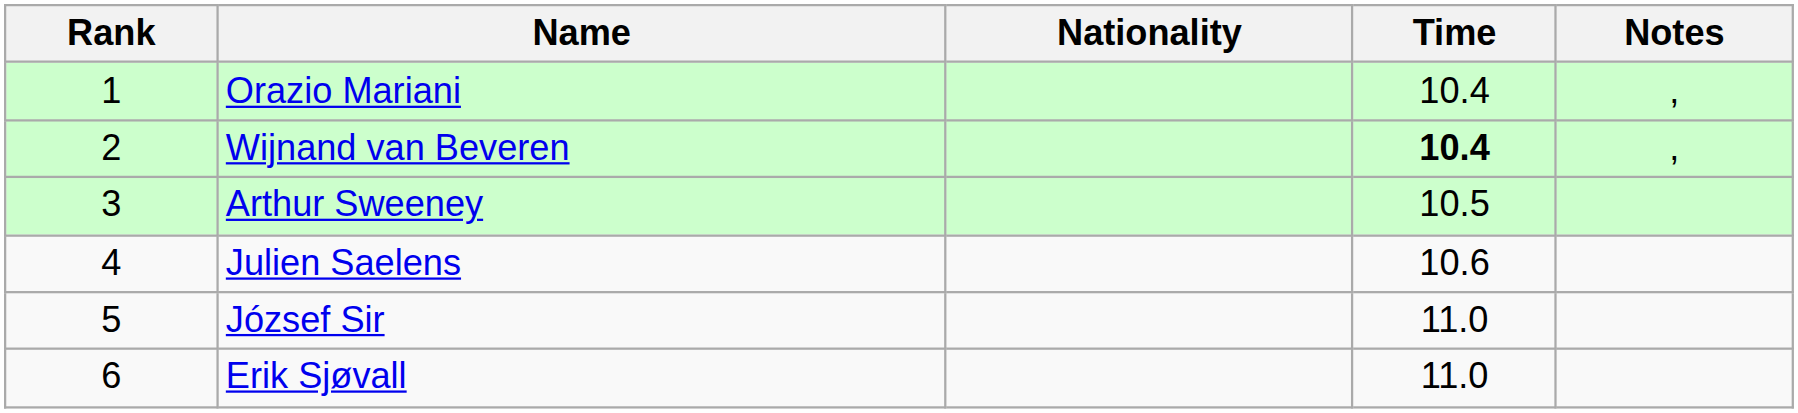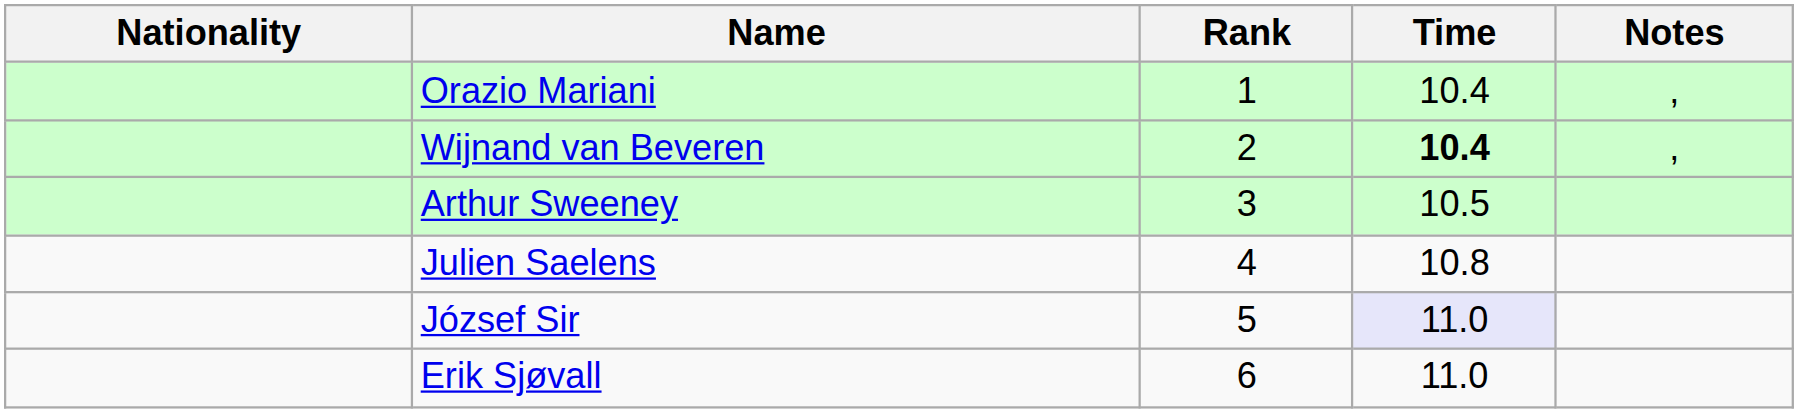columns swapped: (111, 33) <-> (1149, 33)
(1455, 262) 10.6 -> (1455, 262) 10.8
(1455, 319) no background -> (1455, 319) lavender background
